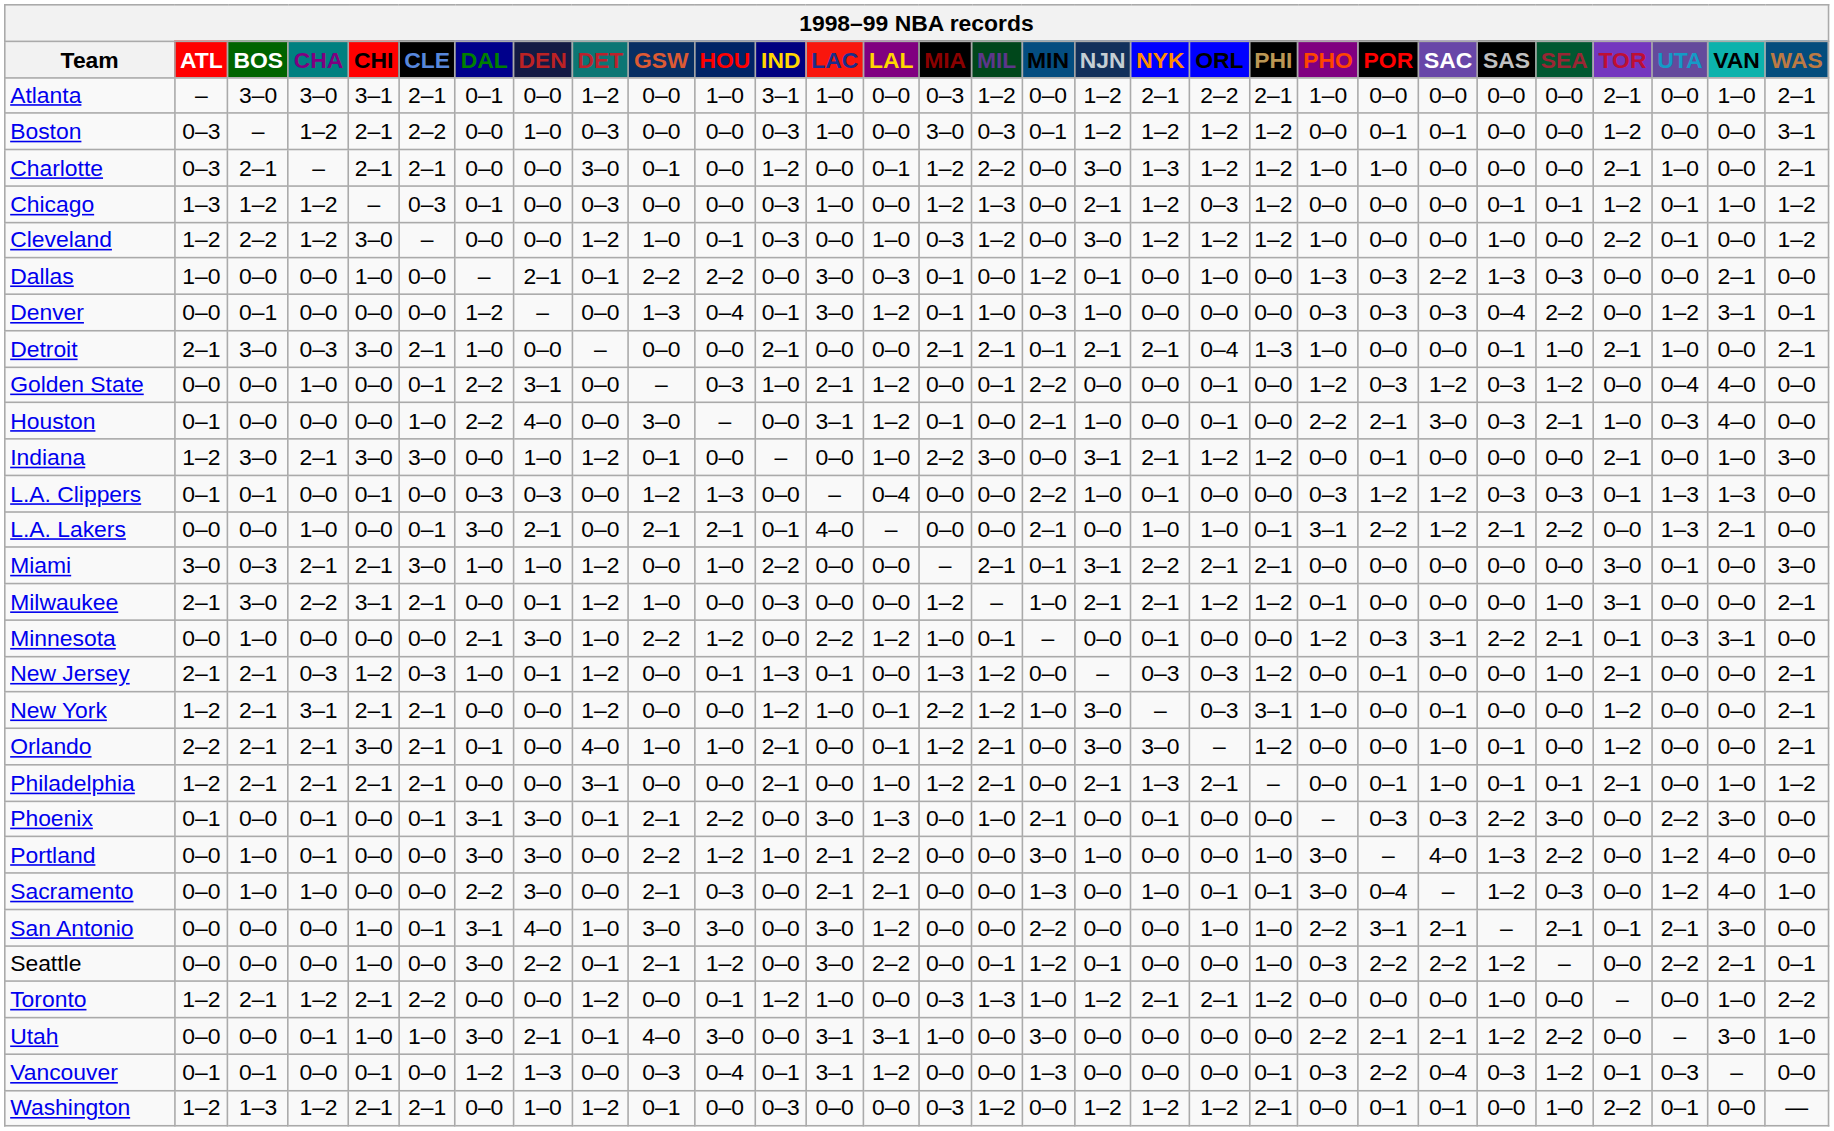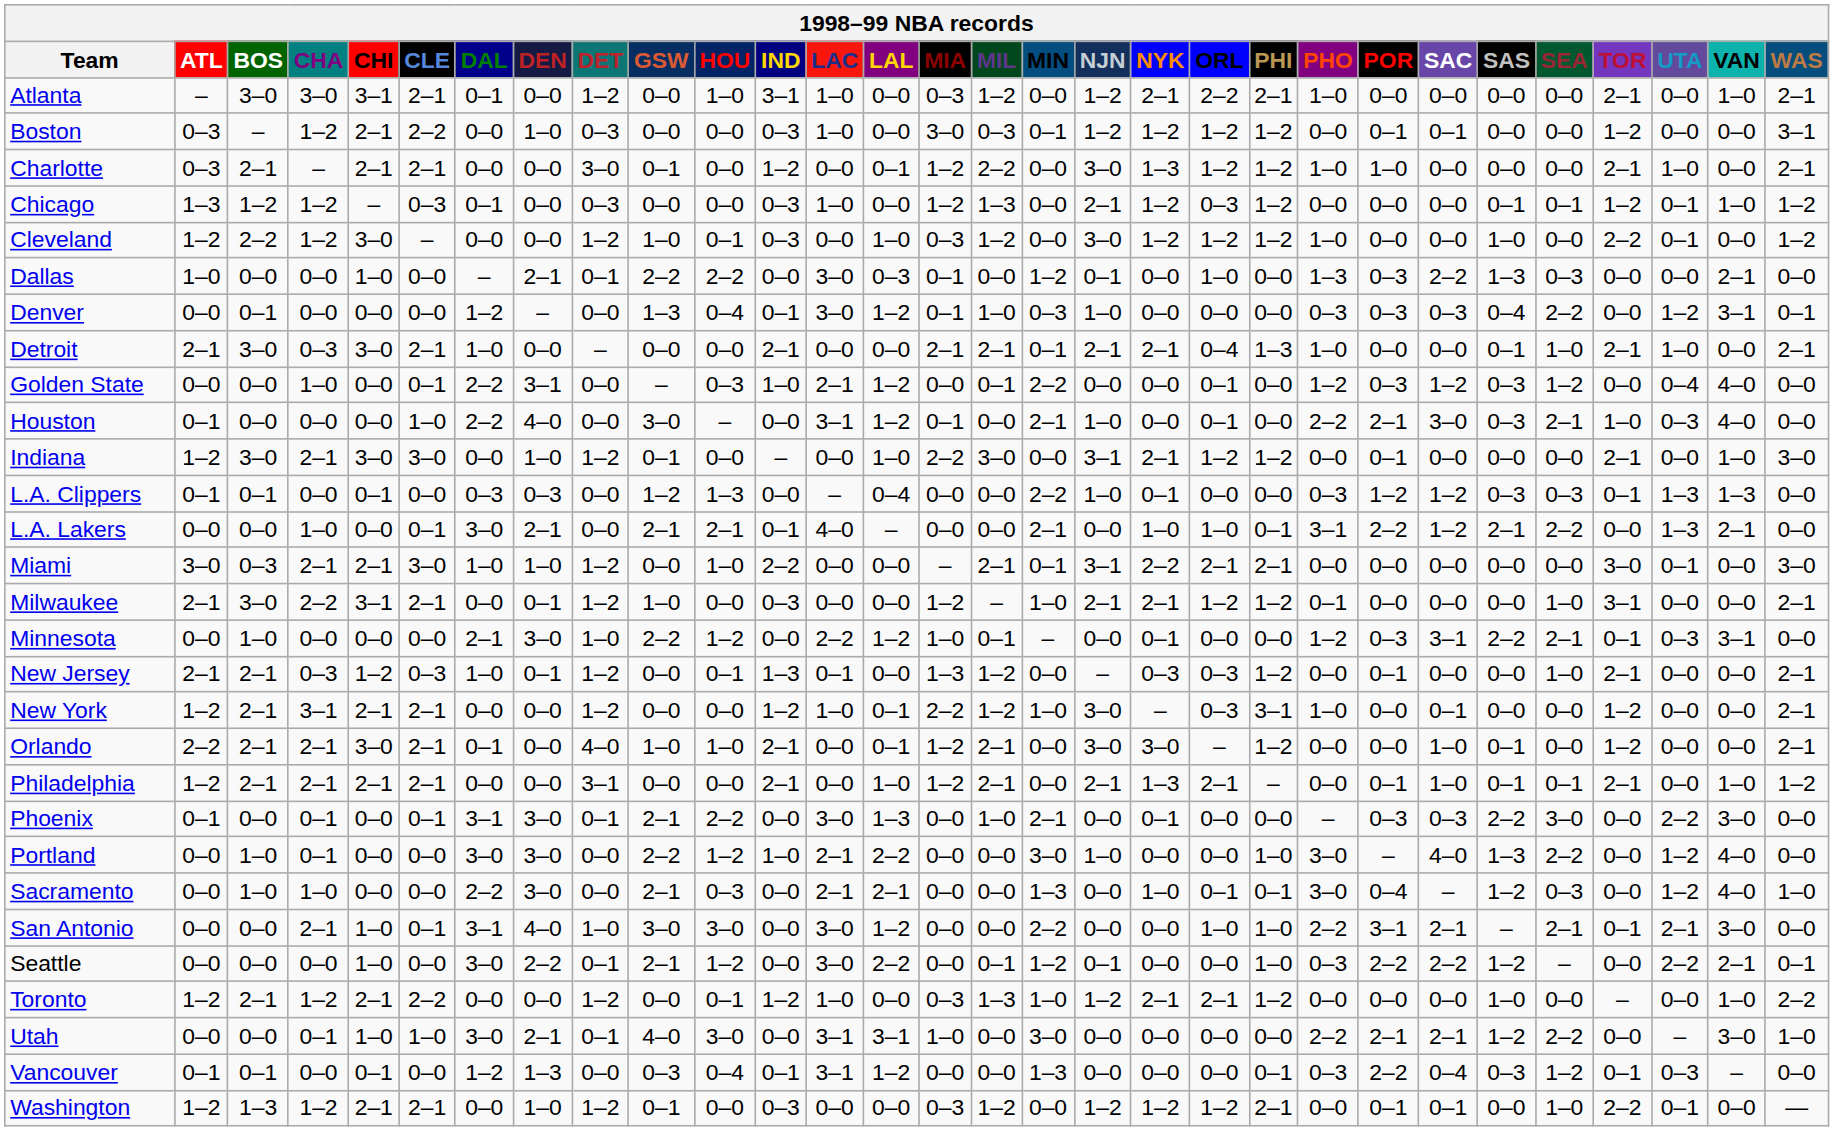(319, 928) 0–0 -> (319, 928) 2–1
